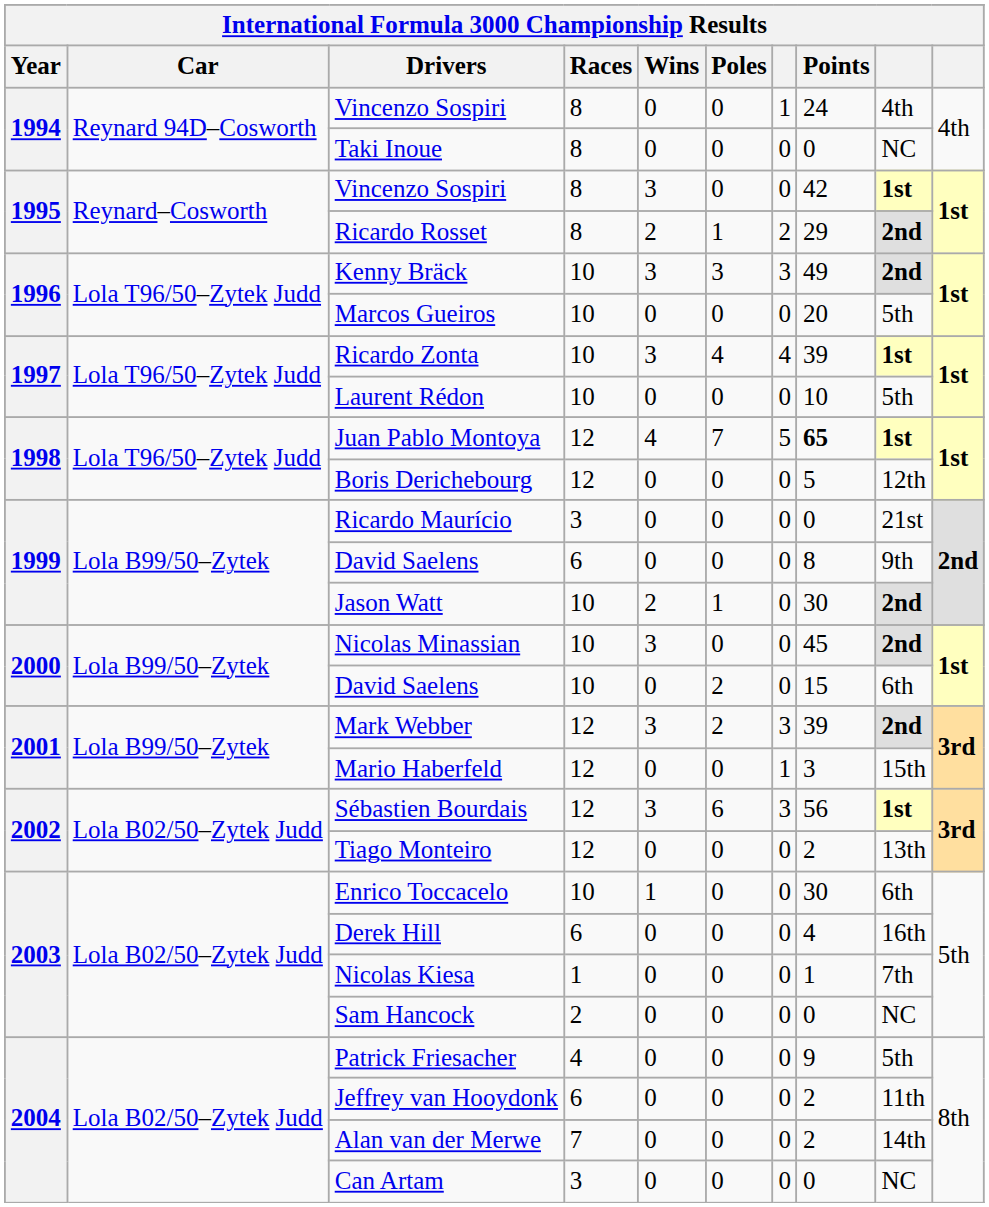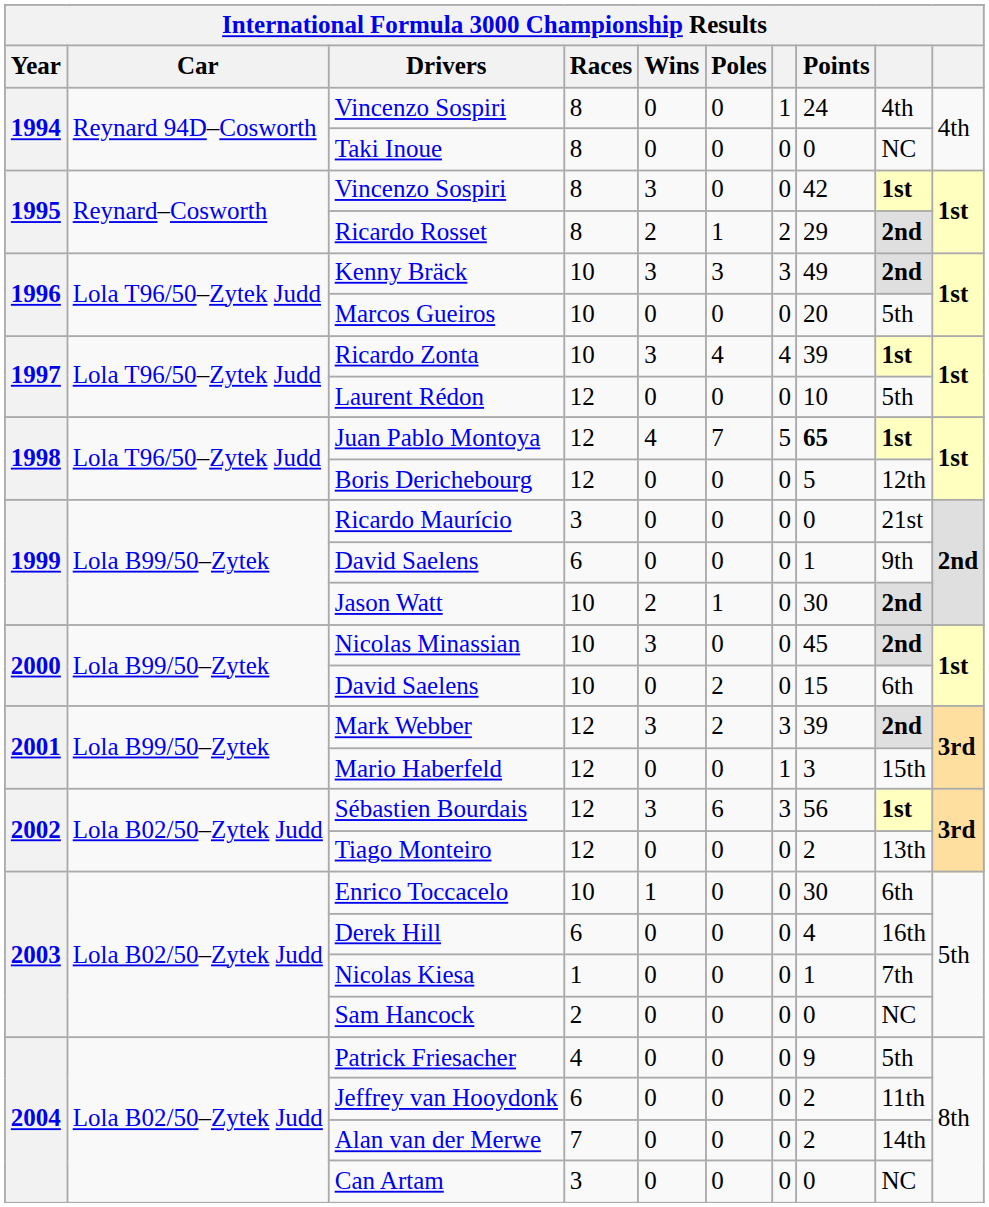(582, 396) 10 -> (582, 396) 12
(809, 561) 8 -> (809, 561) 1
